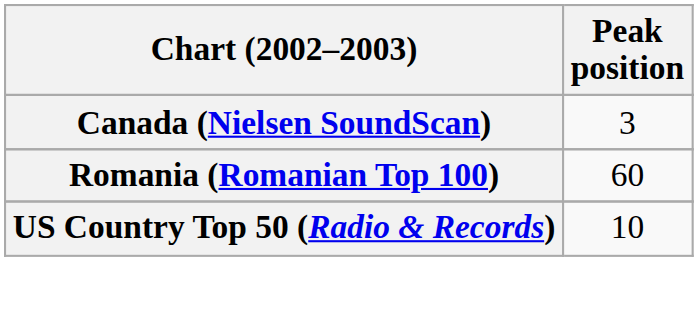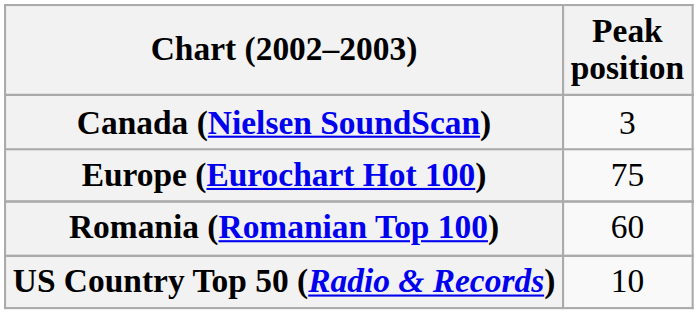+ row: (284, 174)
